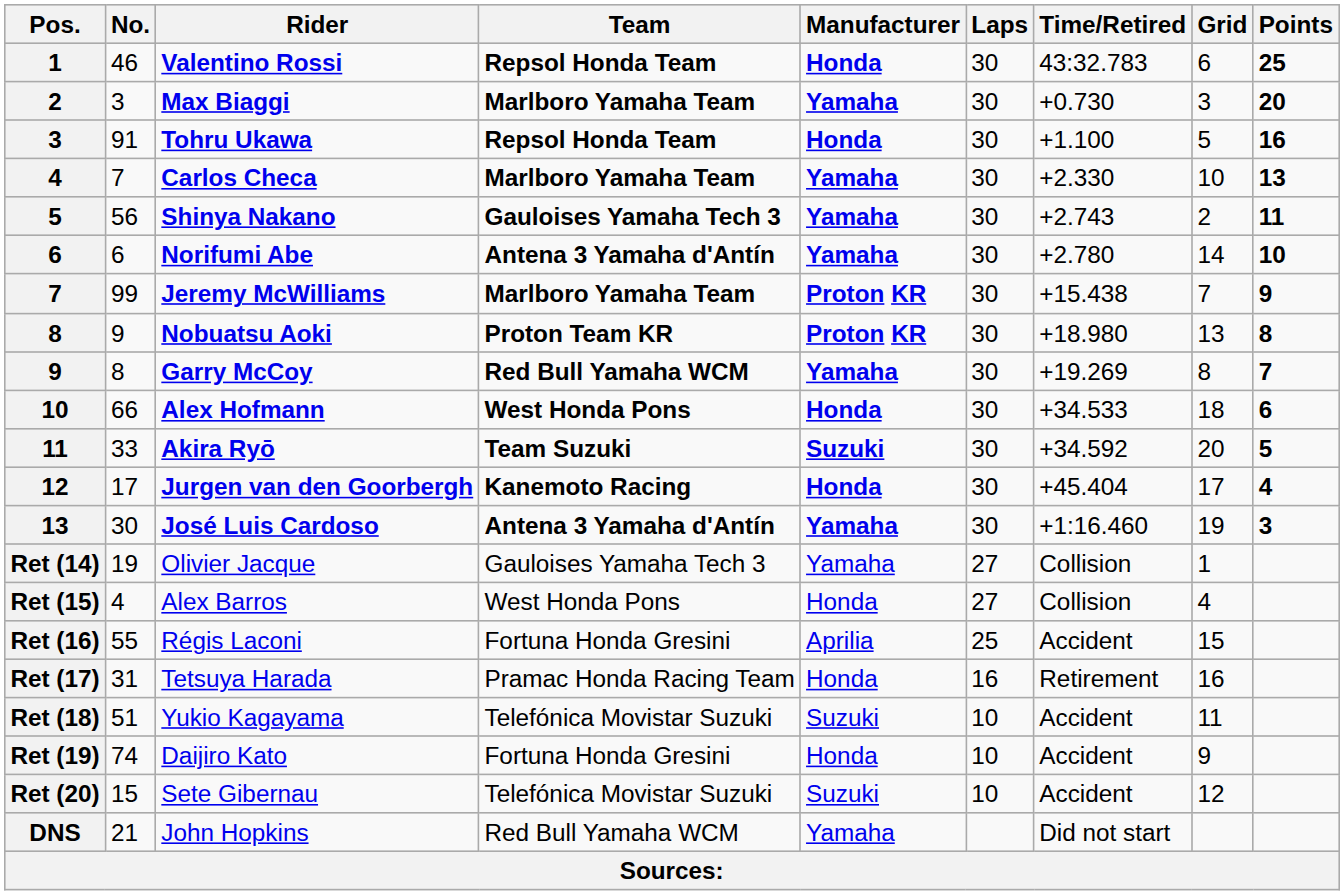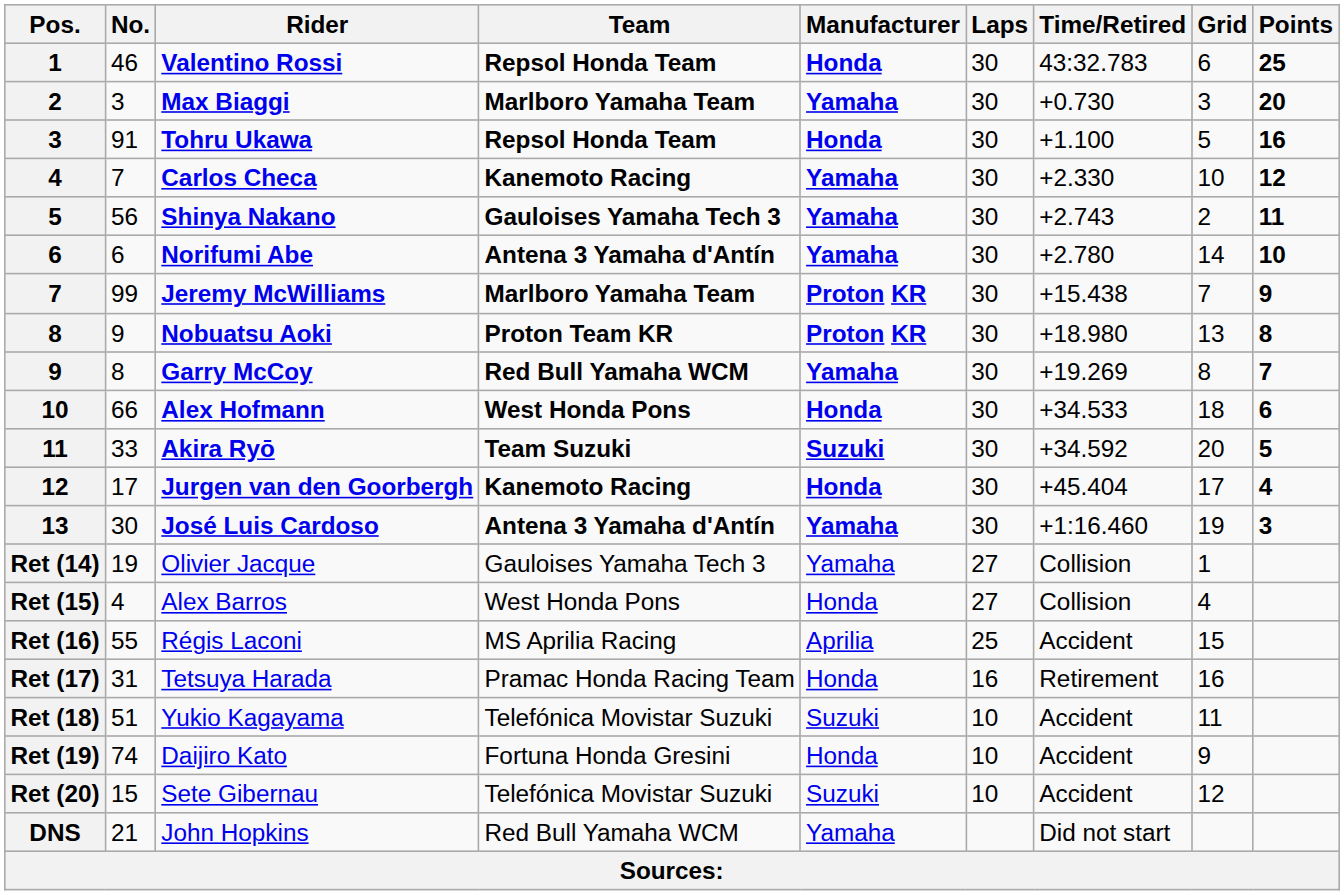(620, 178) Marlboro Yamaha Team -> (588, 178) Kanemoto Racing
(1272, 178) 13 -> (1272, 178) 12
(607, 640) Fortuna Honda Gresini -> (580, 640) MS Aprilia Racing
